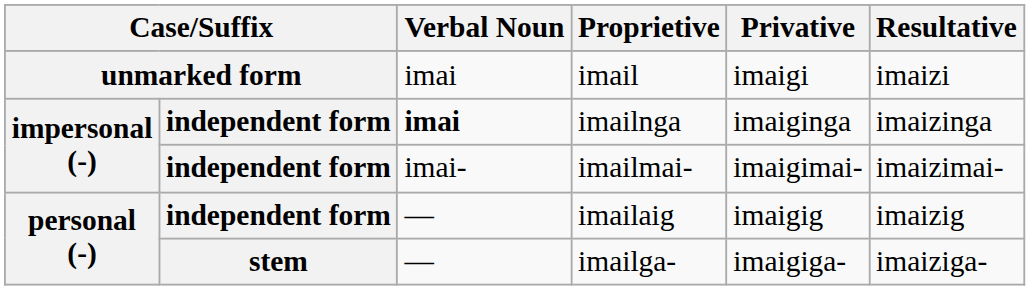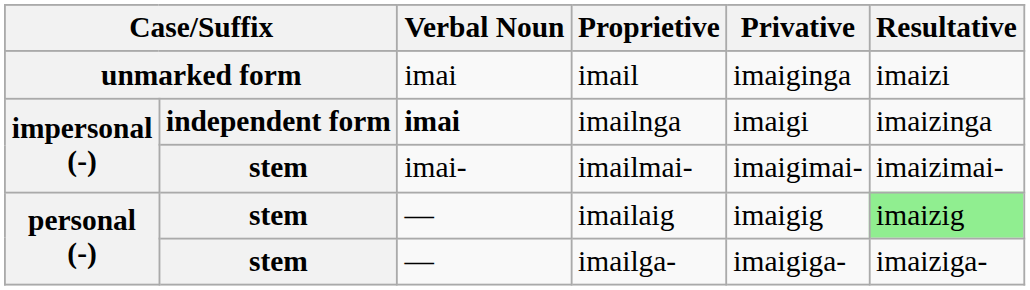(771, 74) imaigi -> (792, 74) imaiginga
(792, 121) imaiginga -> (771, 121) imaigi
(278, 167) independent form -> (278, 167) stem
(278, 214) independent form -> (278, 214) stem
(920, 214) no background -> (920, 214) lightgreen background
